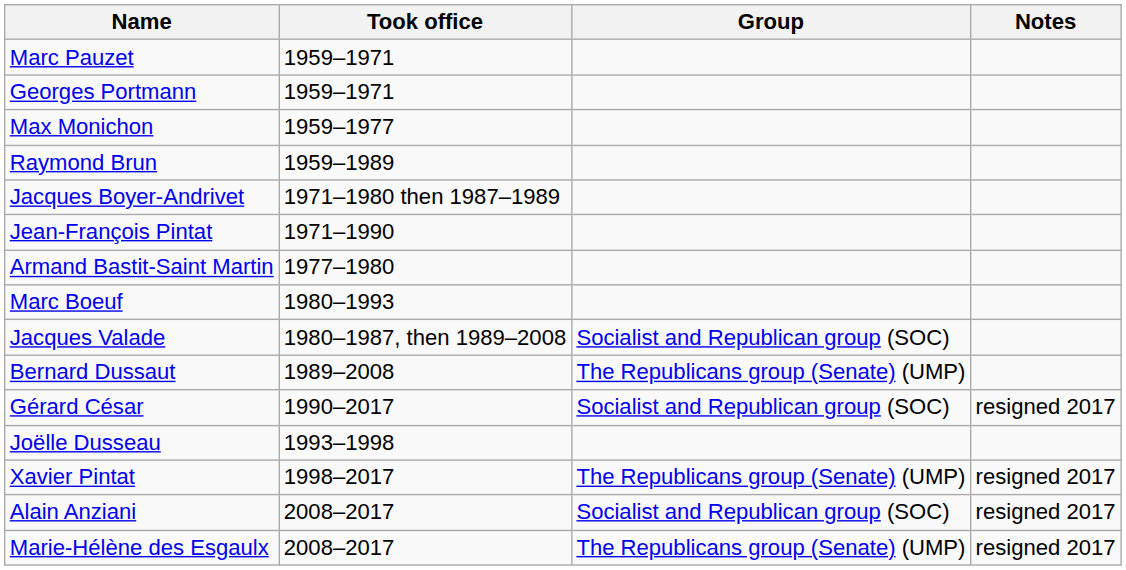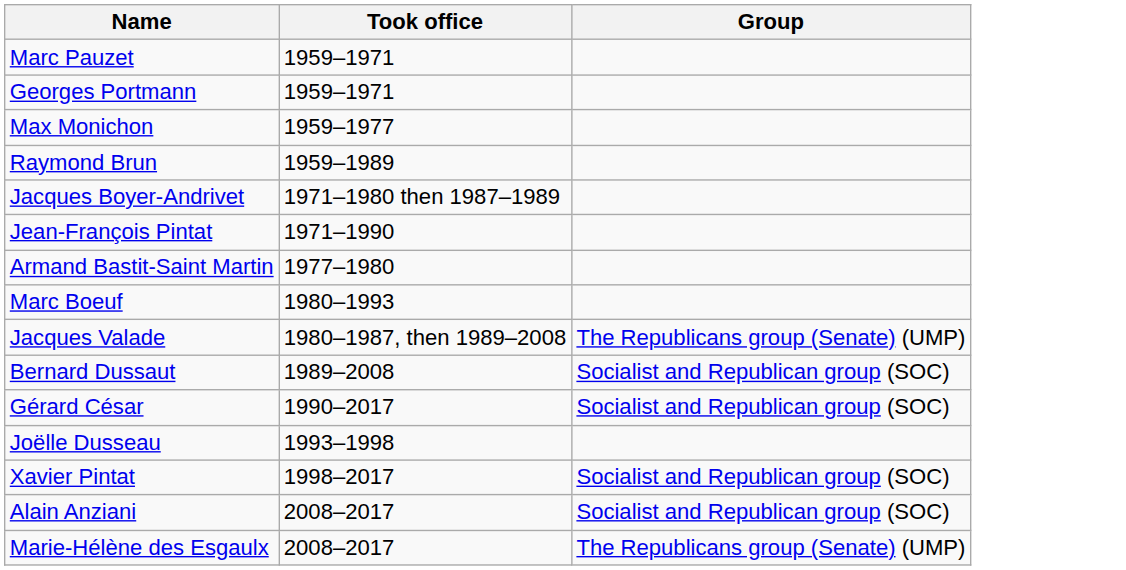- column: (1046, 22)
(763, 337) Socialist and Republican group (SOC) -> (771, 337) The Republicans group (Senate) (UMP)
(771, 372) The Republicans group (Senate) (UMP) -> (763, 372) Socialist and Republican group (SOC)
(771, 477) The Republicans group (Senate) (UMP) -> (763, 477) Socialist and Republican group (SOC)
